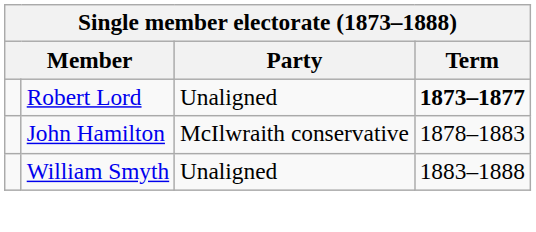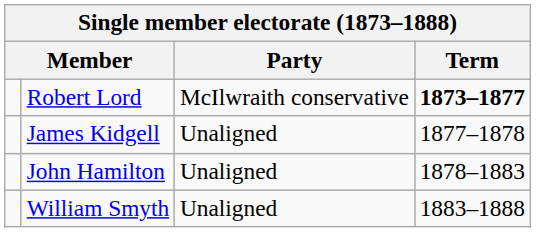(229, 97) Unaligned -> (294, 97) McIlwraith conservative
+ row: (93, 134)
(294, 134) McIlwraith conservative -> (229, 171) Unaligned
